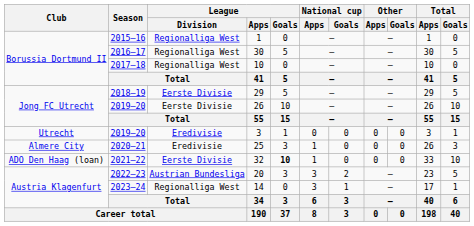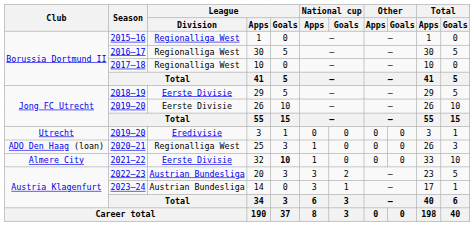(56, 147) Almere City -> (56, 147) ADO Den Haag (loan)
(197, 147) Eredivisie -> (197, 147) Regionalliga West
(56, 160) ADO Den Haag (loan) -> (56, 160) Almere City
(197, 187) Regionalliga West -> (197, 187) Austrian Bundesliga
